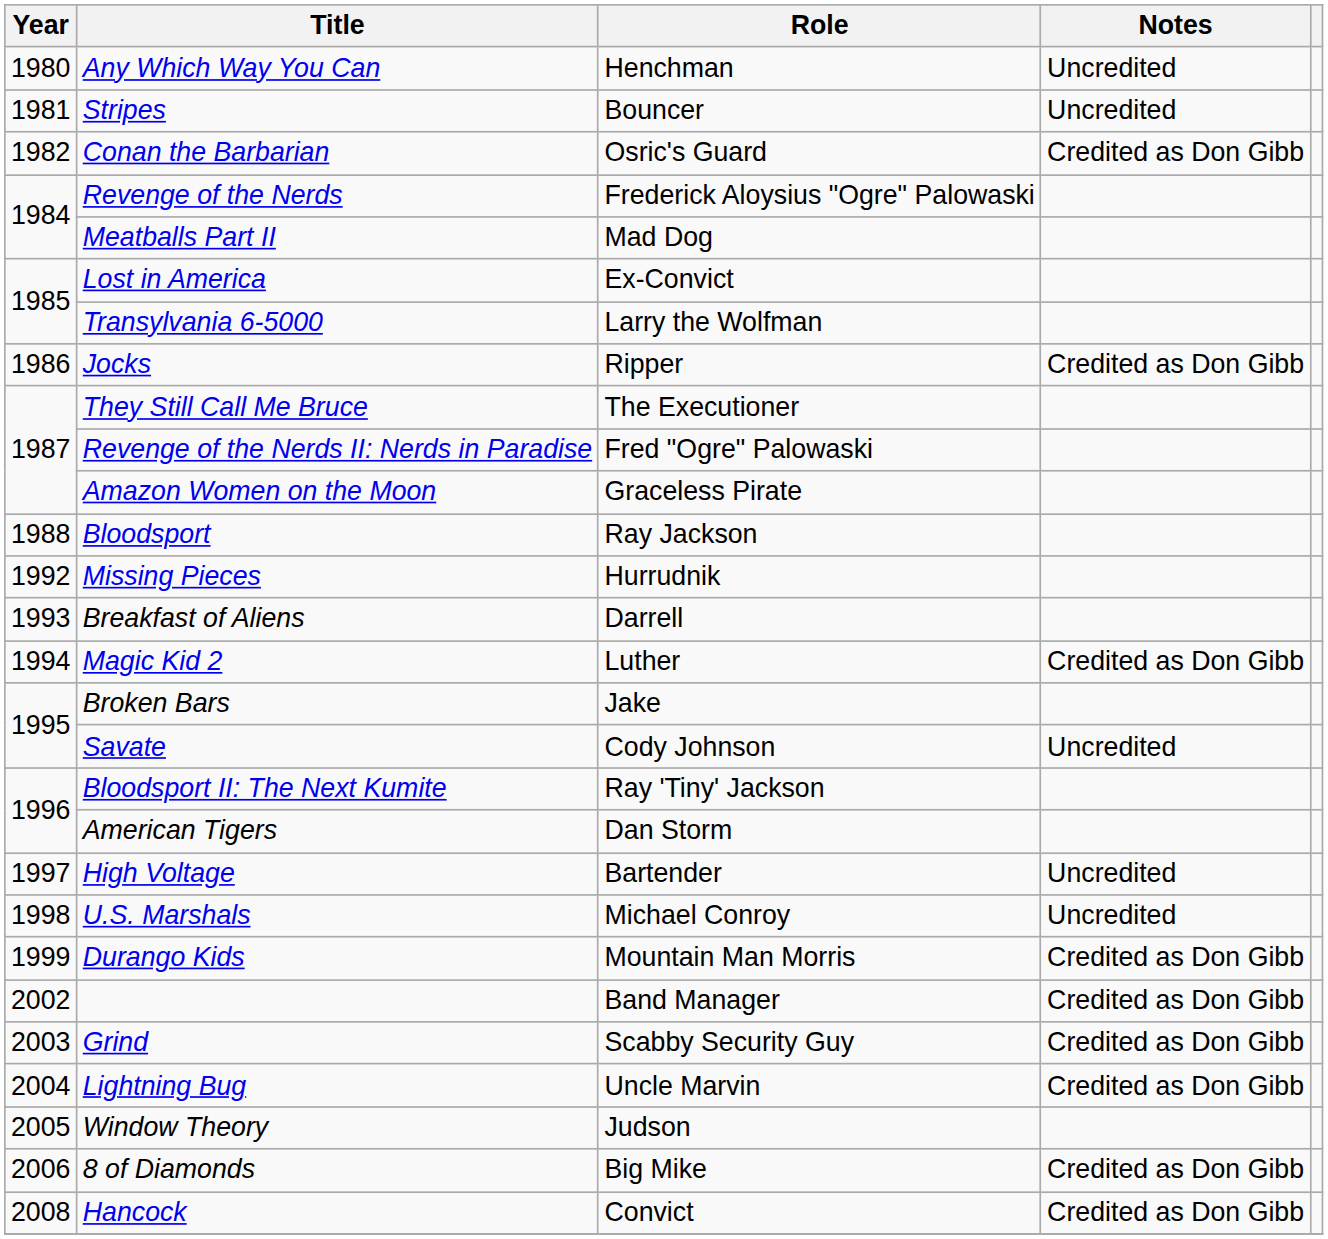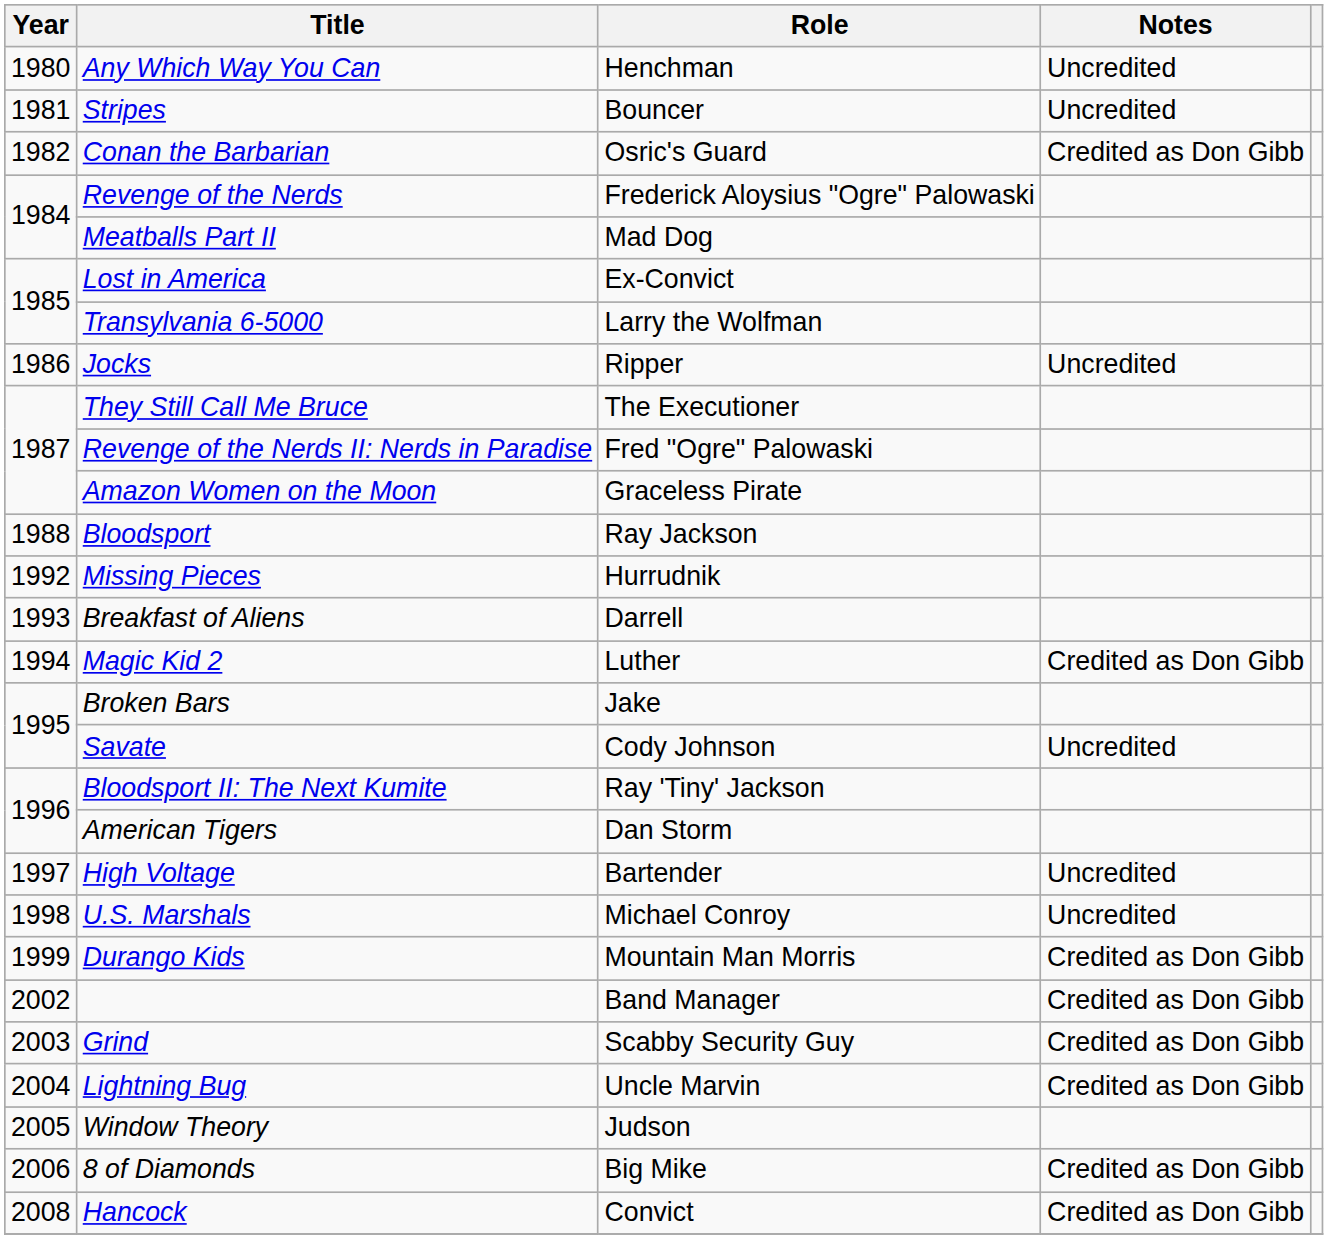(1176, 364) Credited as Don Gibb -> (1112, 364) Uncredited
